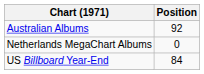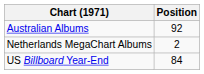(177, 45) 0 -> (177, 45) 2
